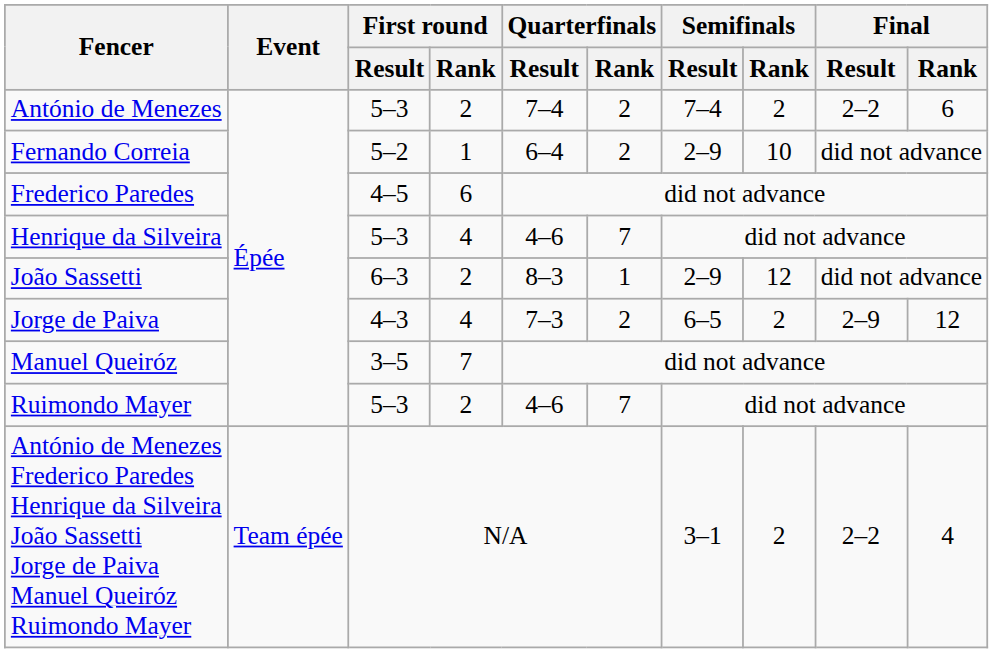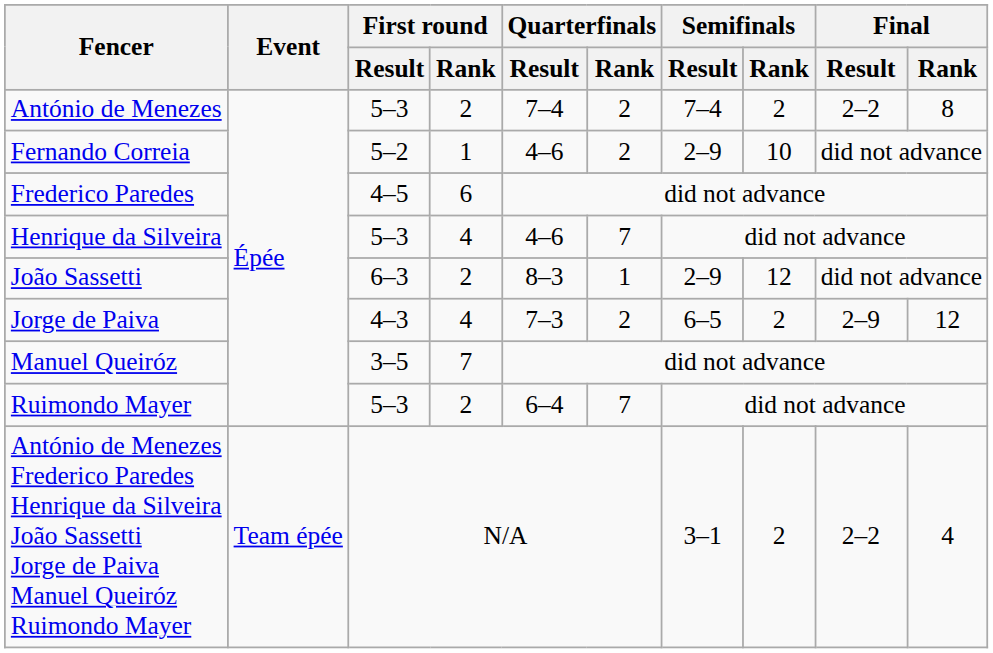(948, 109) 6 -> (948, 109) 8
(544, 152) 6–4 -> (544, 152) 4–6
(544, 404) 4–6 -> (544, 404) 6–4
